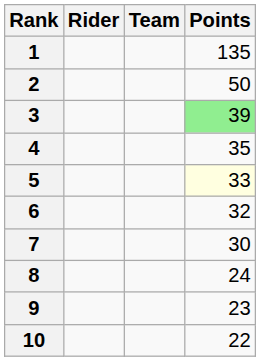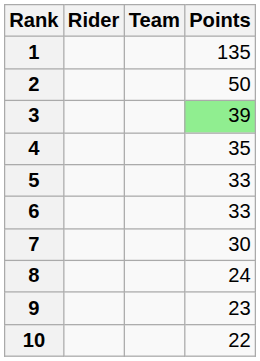(240, 180) lightyellow background -> (240, 180) no background
(240, 212) 32 -> (240, 212) 33
